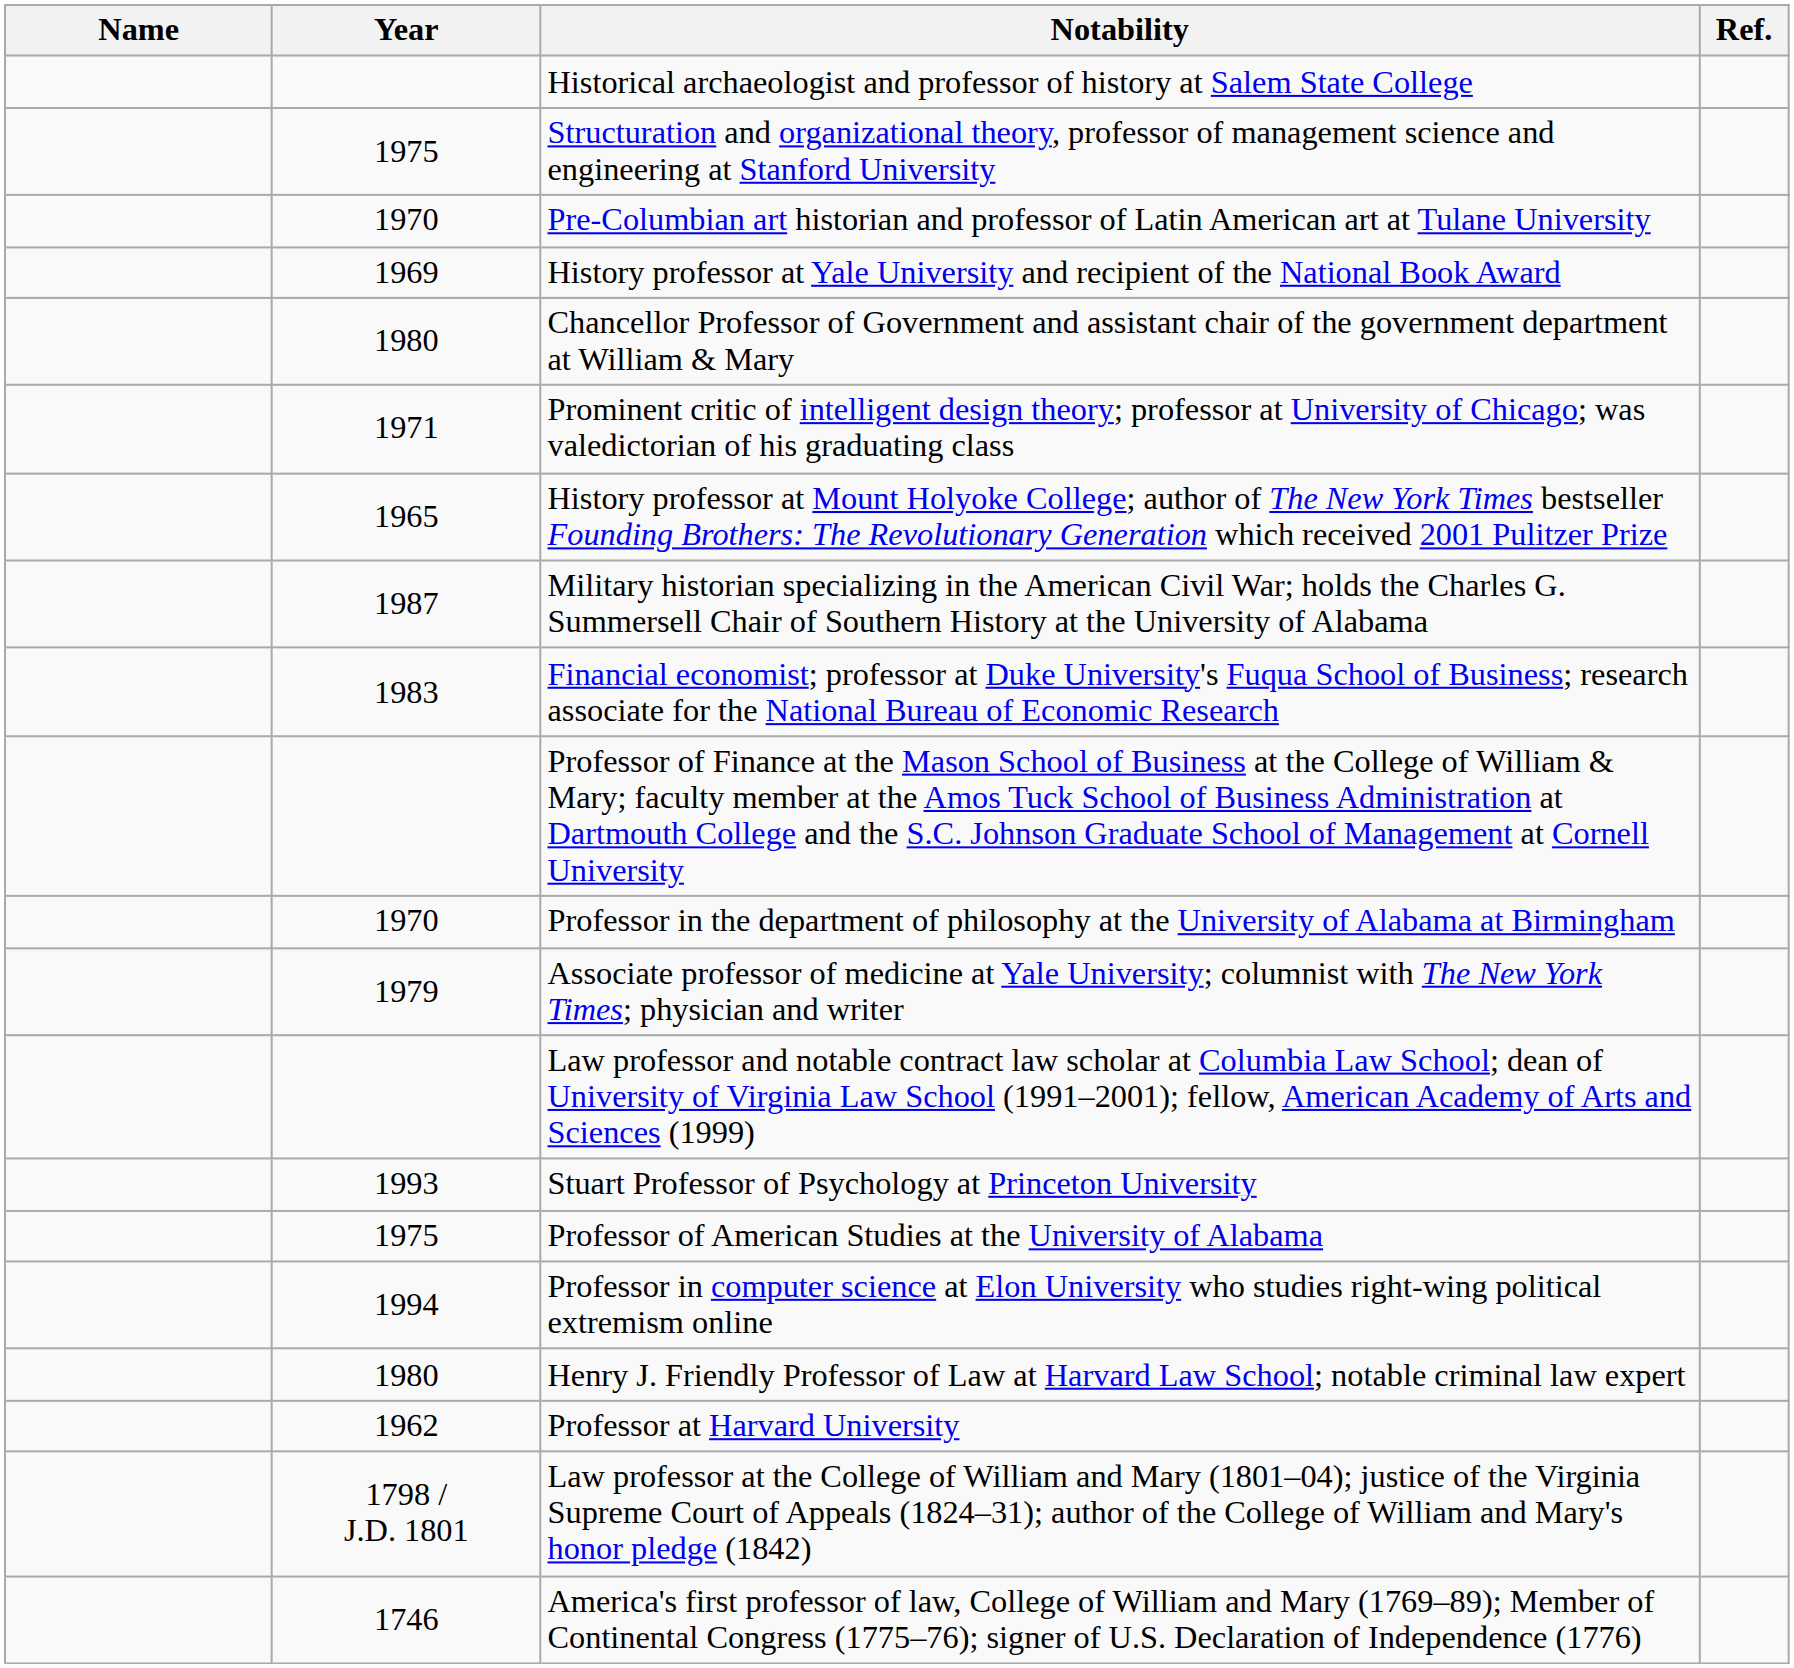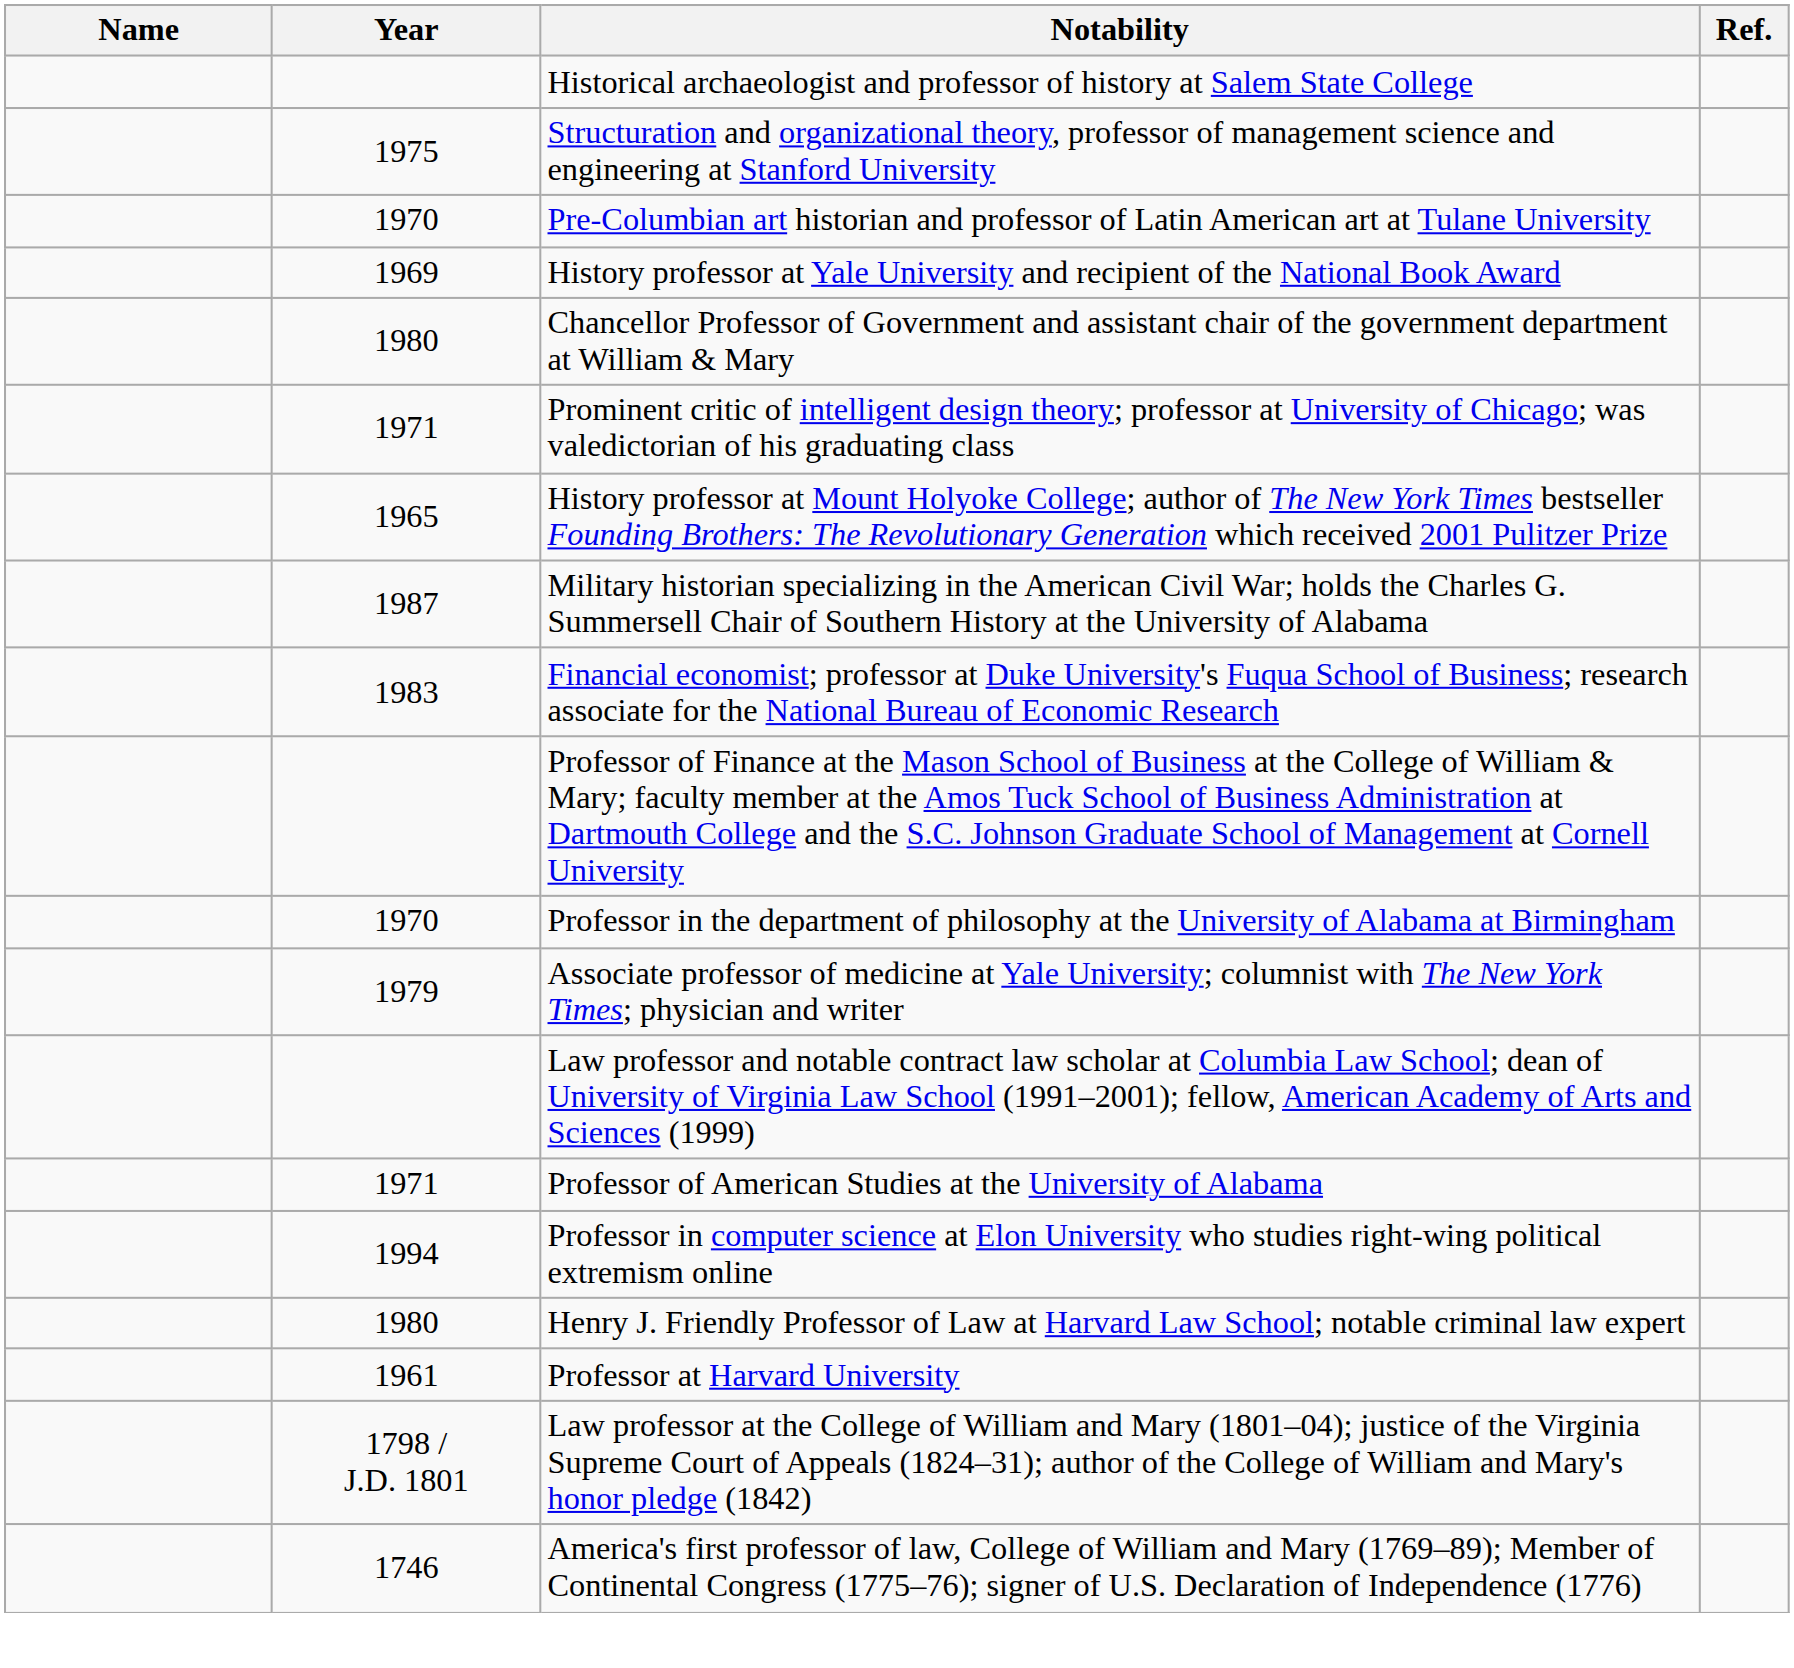- row: (902, 1184)
(406, 1235) 1975 -> (406, 1184) 1971
(406, 1425) 1962 -> (406, 1374) 1961
